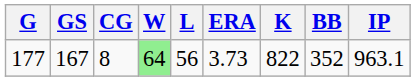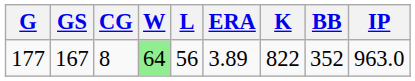(228, 57) 3.73 -> (228, 57) 3.89
(379, 57) 963.1 -> (379, 57) 963.0
